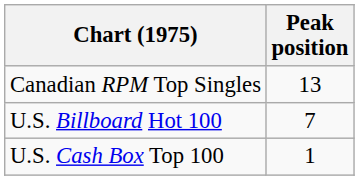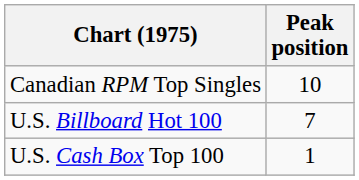(310, 84) 13 -> (310, 84) 10
